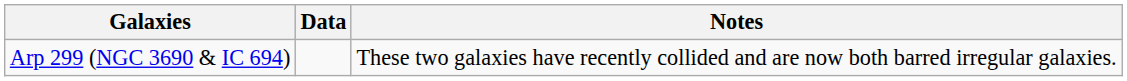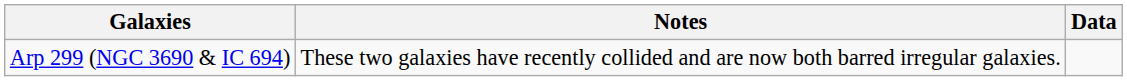columns swapped: (323, 22) <-> (737, 22)
